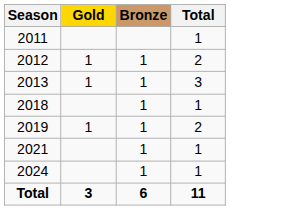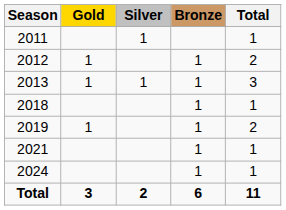+ column: (143, 15)
